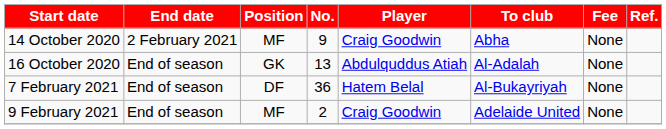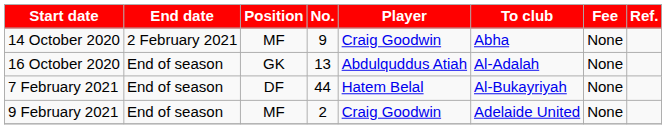(323, 87) 36 -> (323, 87) 44
